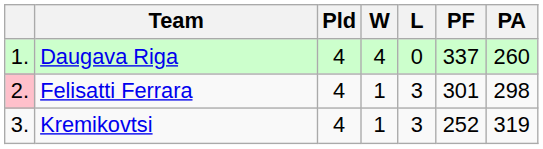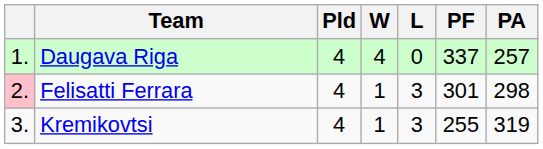(512, 56) 260 -> (512, 56) 257
(461, 125) 252 -> (461, 125) 255
